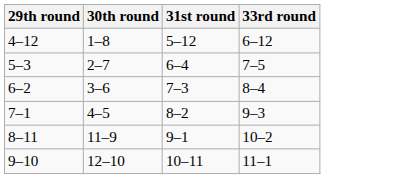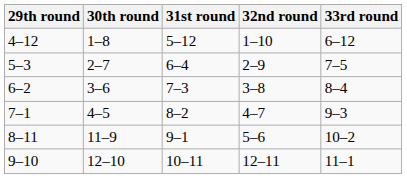+ column: (280, 16)
